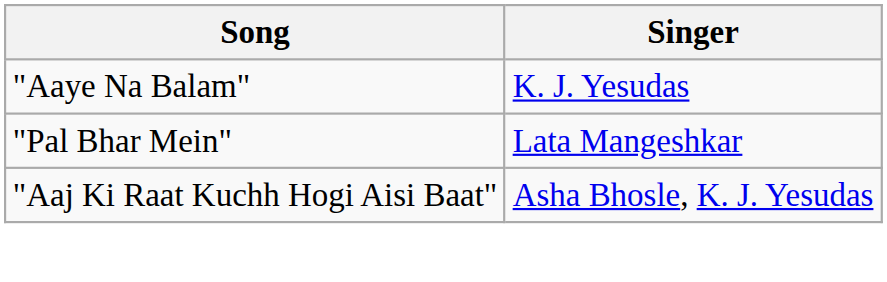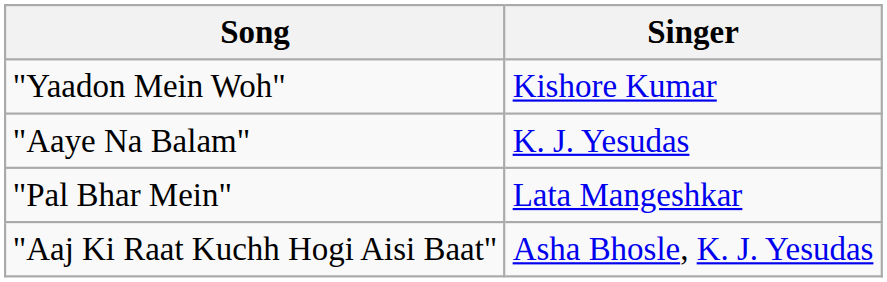+ row: (149, 86)
